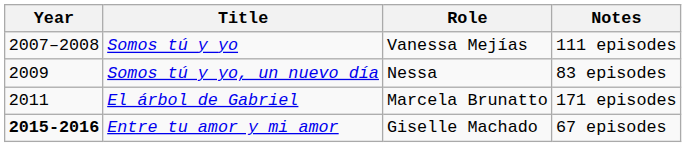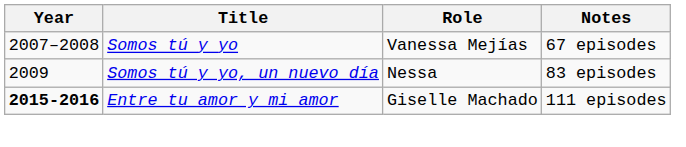(616, 46) 111 episodes -> (601, 46) 67 episodes
- row: (203, 100)
(611, 128) 67 episodes -> (606, 100) 111 episodes
